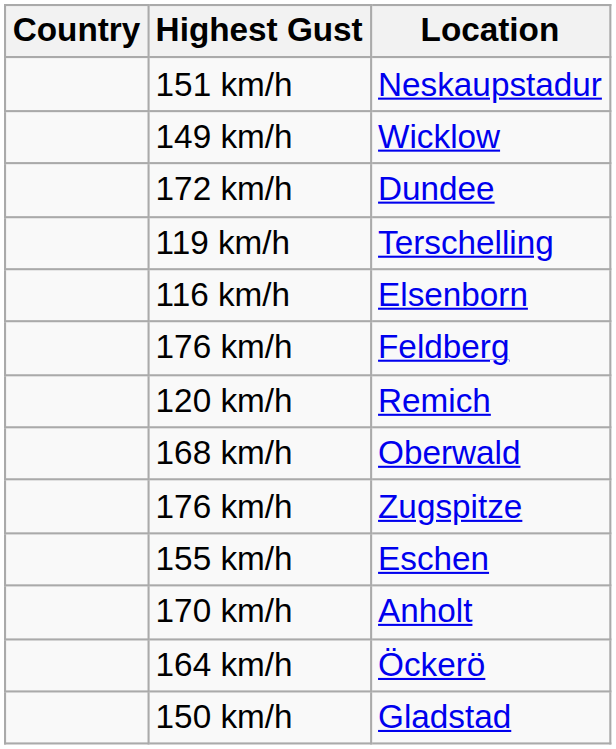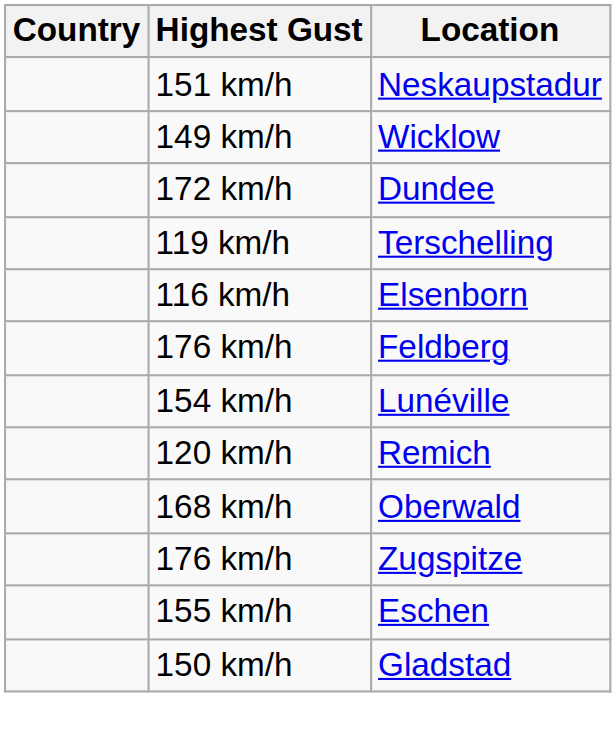+ row: (444, 400)
- row: (425, 611)
- row: (432, 664)
